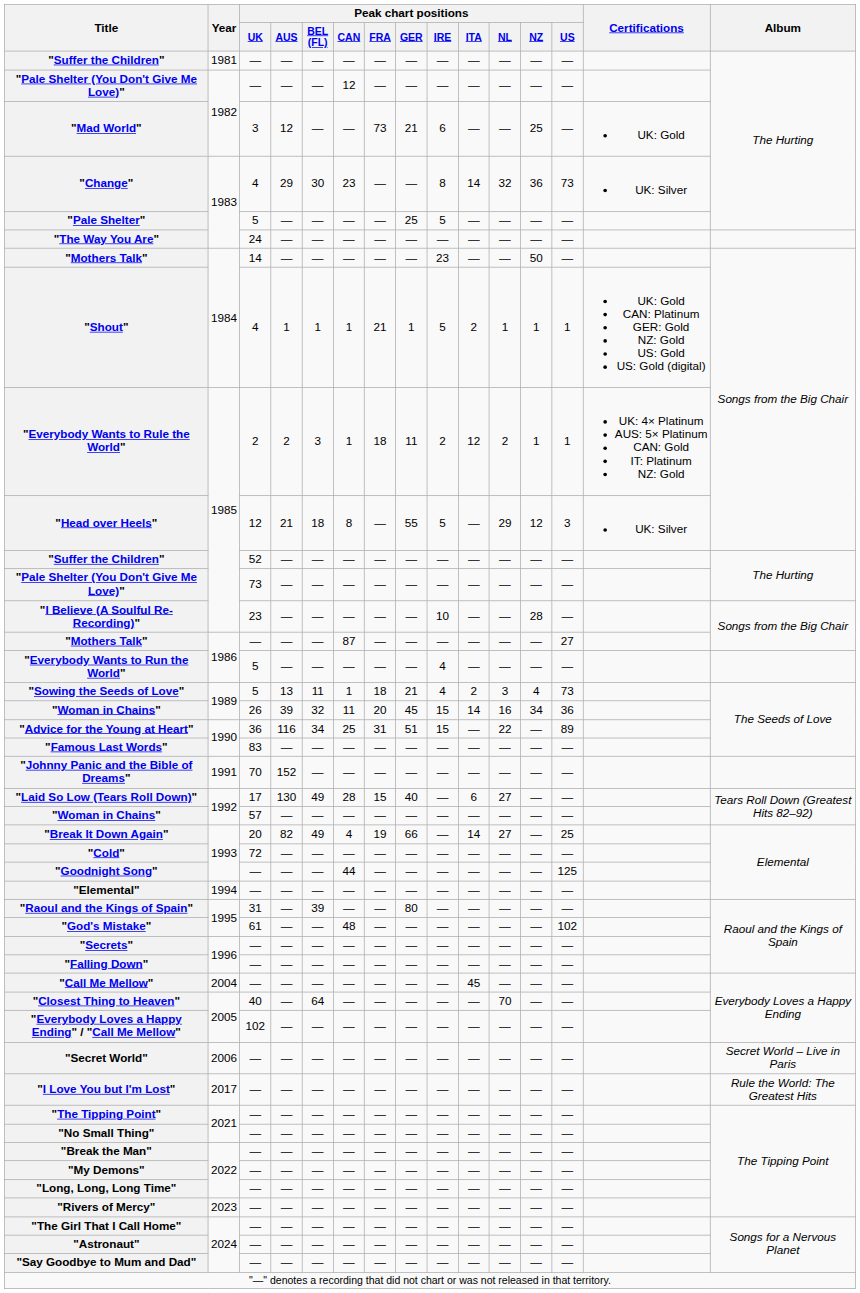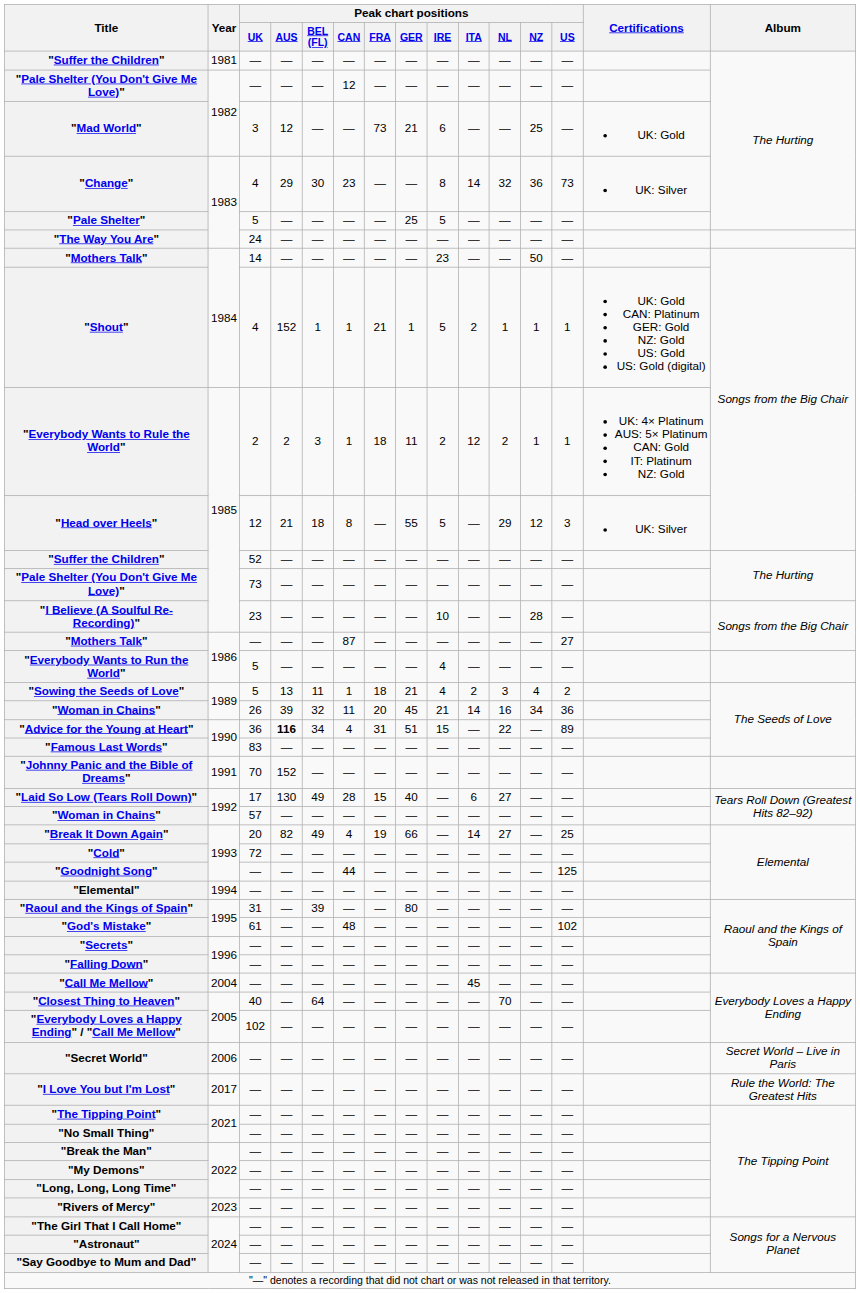(286, 327) 1 -> (286, 327) 152
(567, 691) 73 -> (567, 691) 2
(443, 710) 15 -> (443, 710) 21
(286, 728) normal -> (286, 728) bold
(349, 728) 25 -> (349, 728) 4
